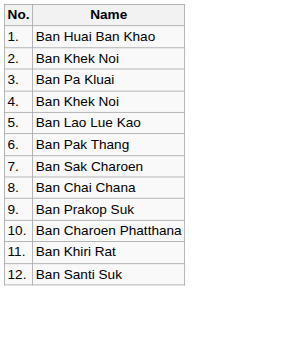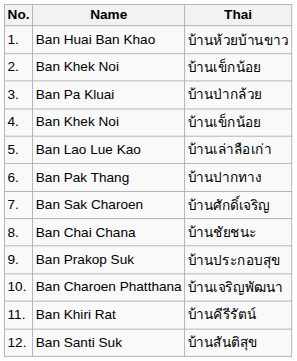+ column: (238, 15)
